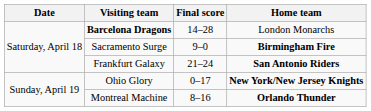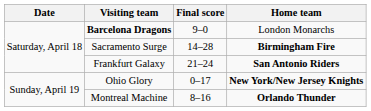(200, 30) 14–28 -> (200, 30) 9–0
(200, 47) 9–0 -> (200, 47) 14–28
